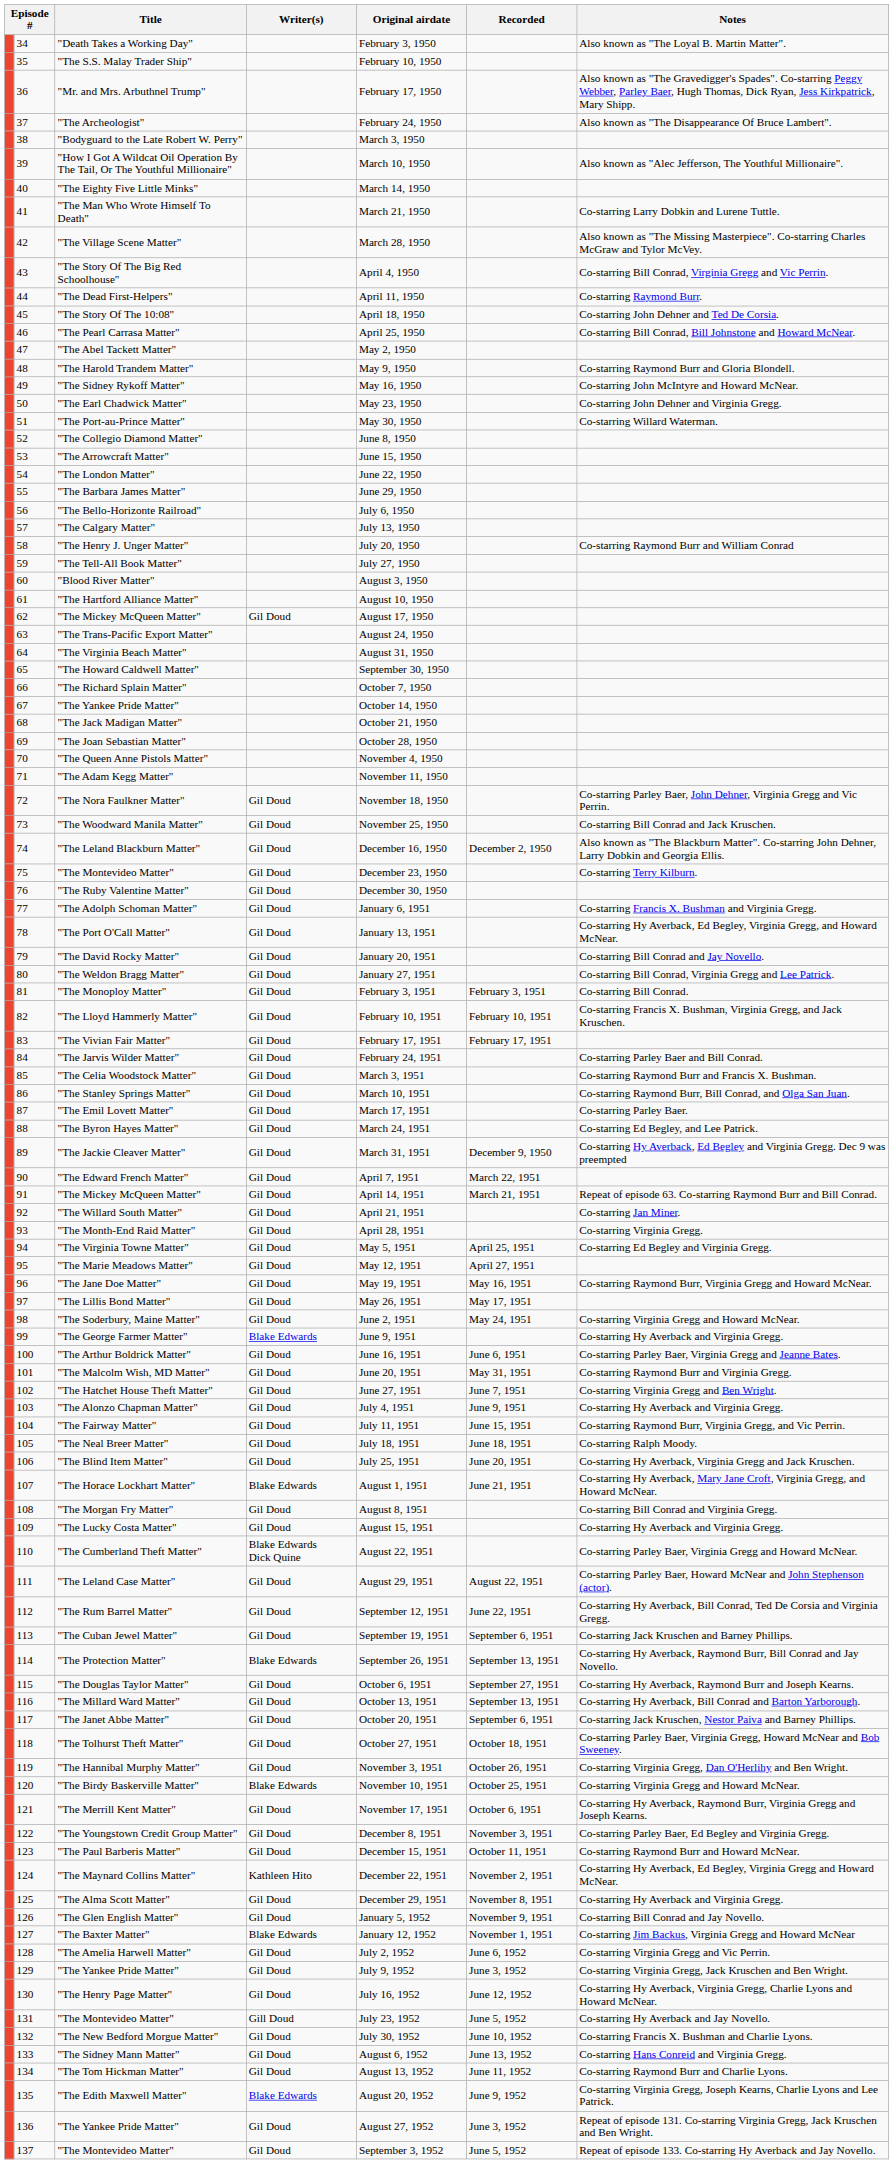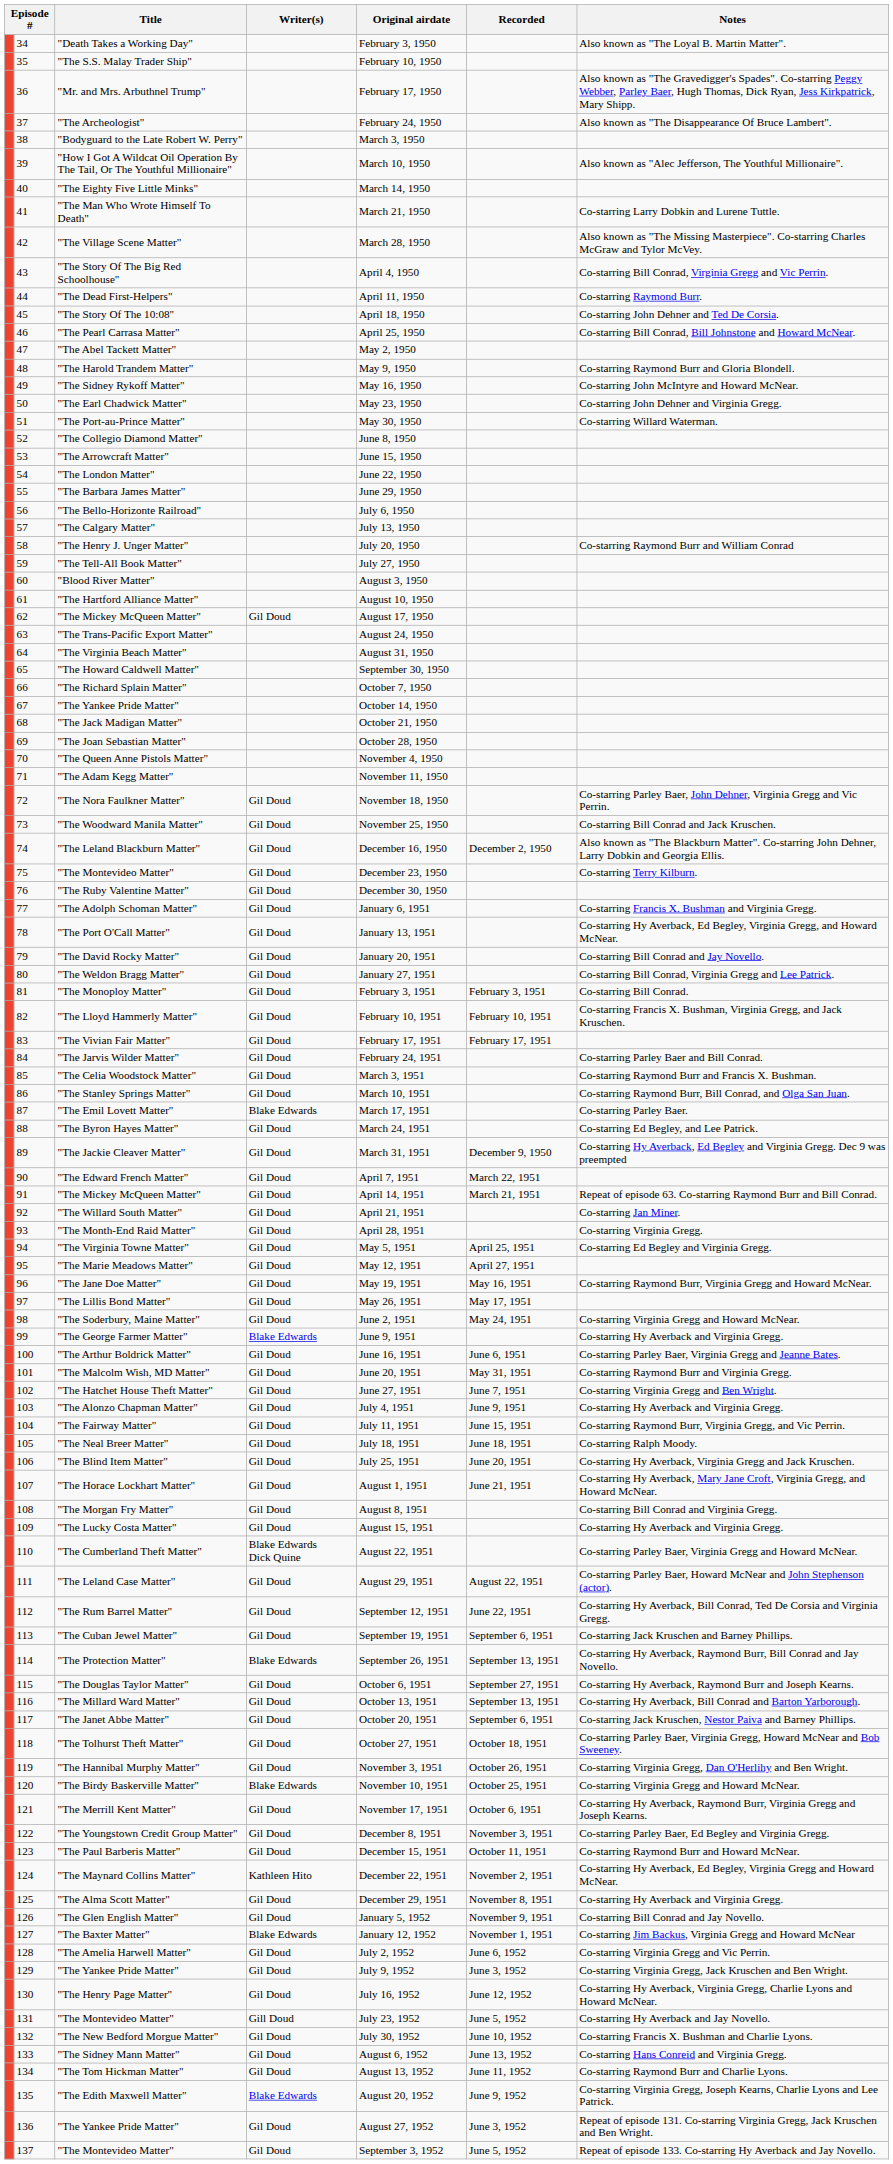(270, 1111) Gil Doud -> (283, 1111) Blake Edwards
(283, 1485) Blake Edwards -> (270, 1485) Gil Doud
